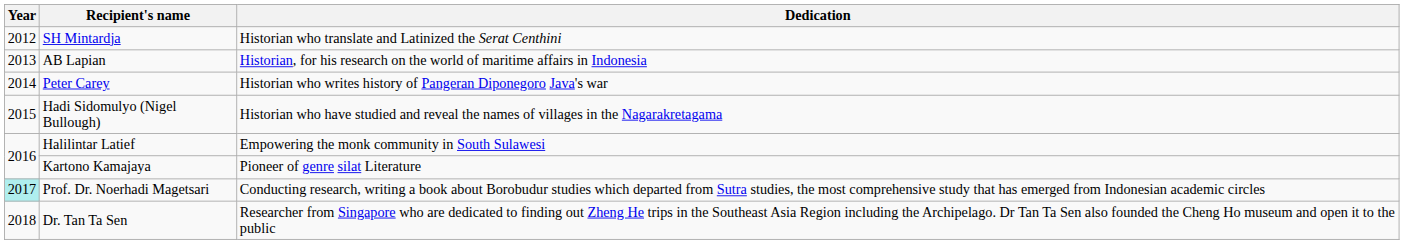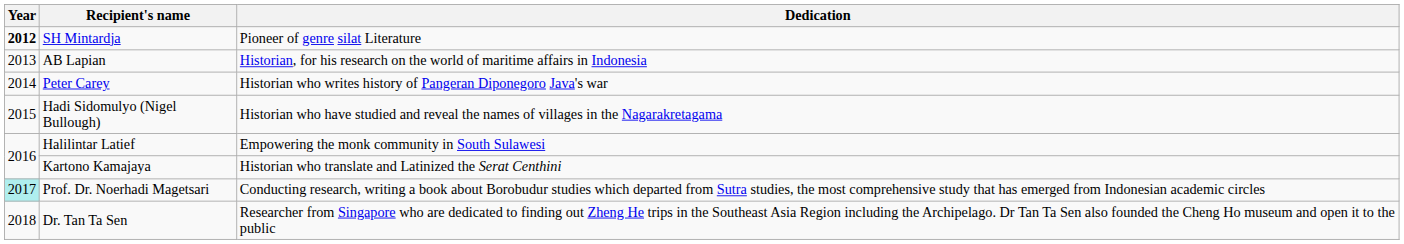(22, 38) normal -> (22, 38) bold
(401, 38) Historian who translate and Latinized the Serat Centhini -> (330, 38) Pioneer of genre silat Literature
(330, 167) Pioneer of genre silat Literature -> (401, 167) Historian who translate and Latinized the Serat Centhini
